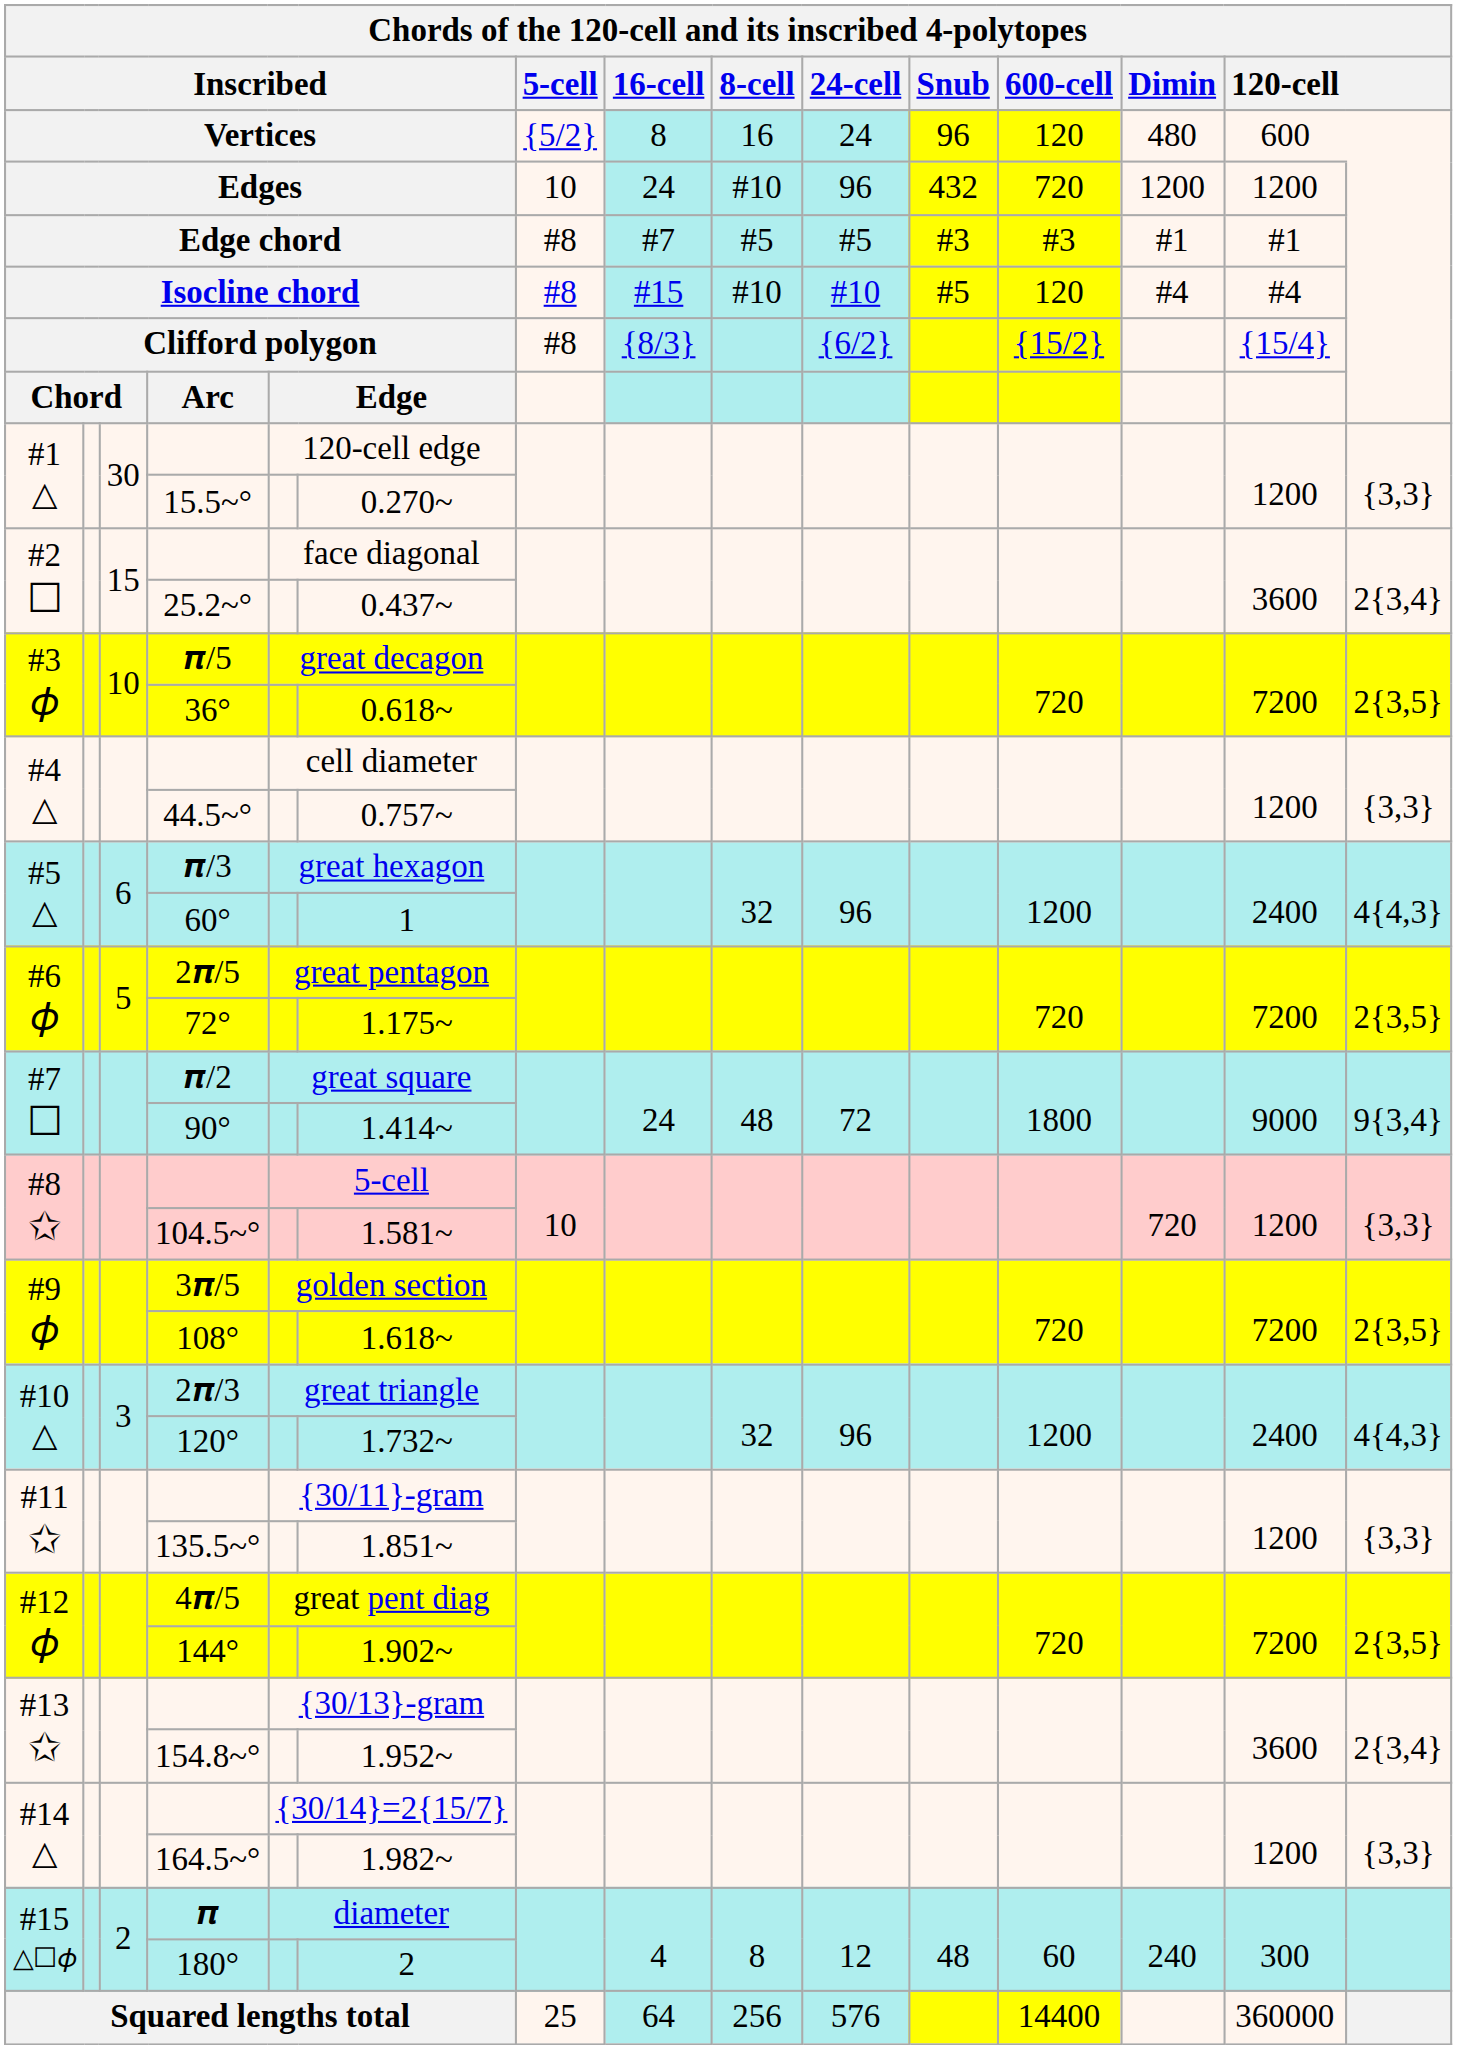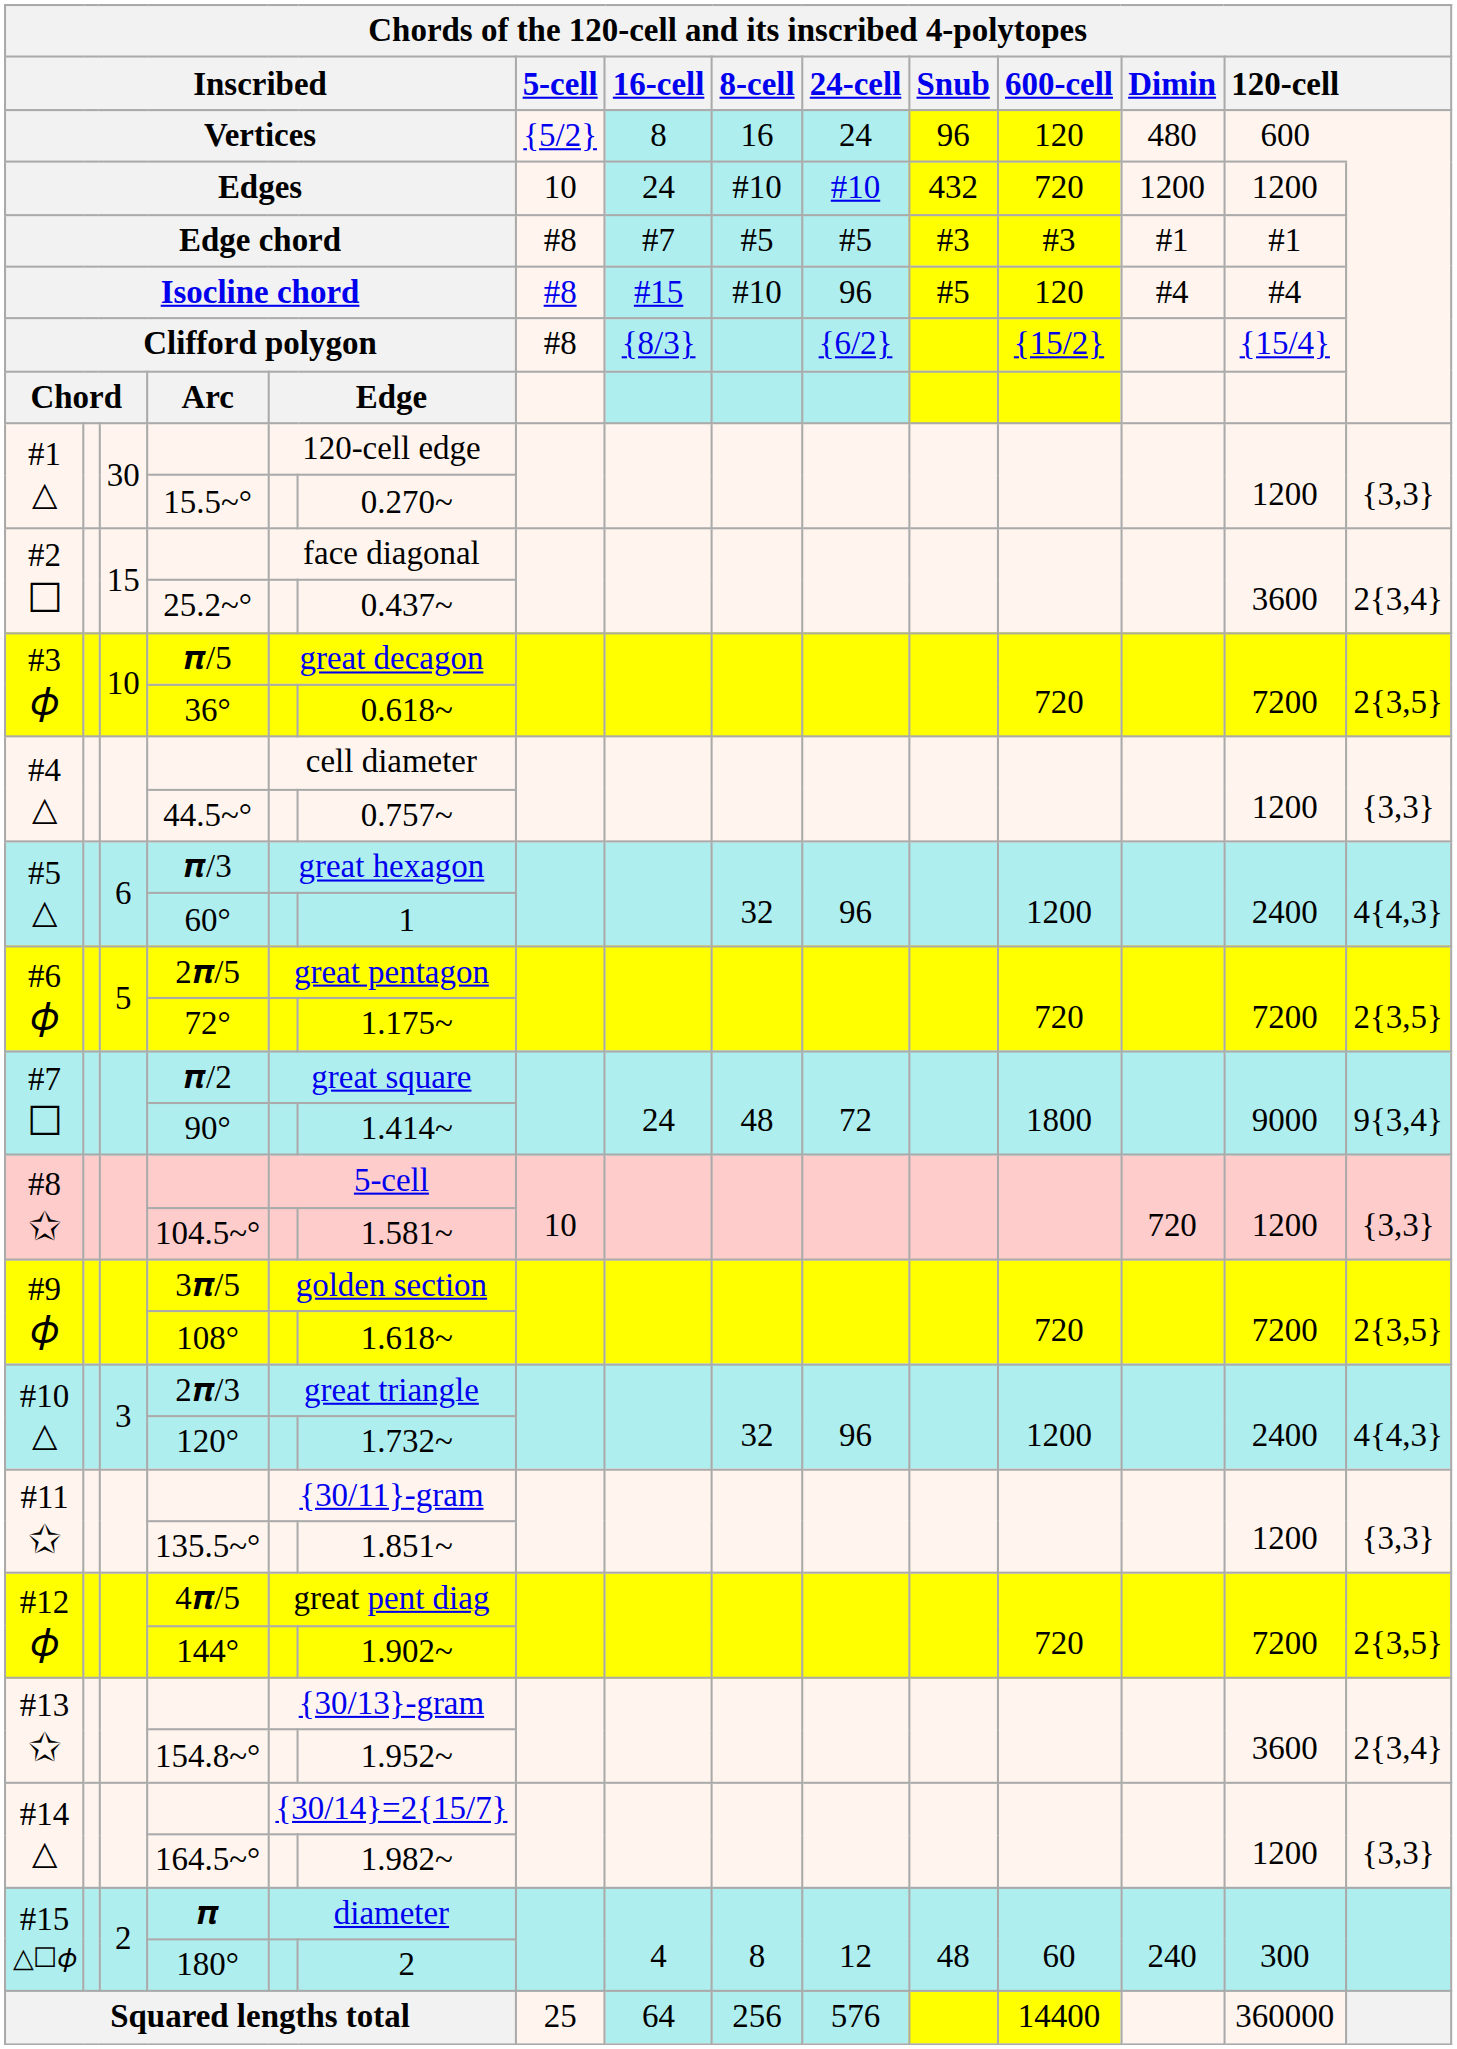(856, 187) 96 -> (856, 187) #10
(856, 291) #10 -> (856, 291) 96
